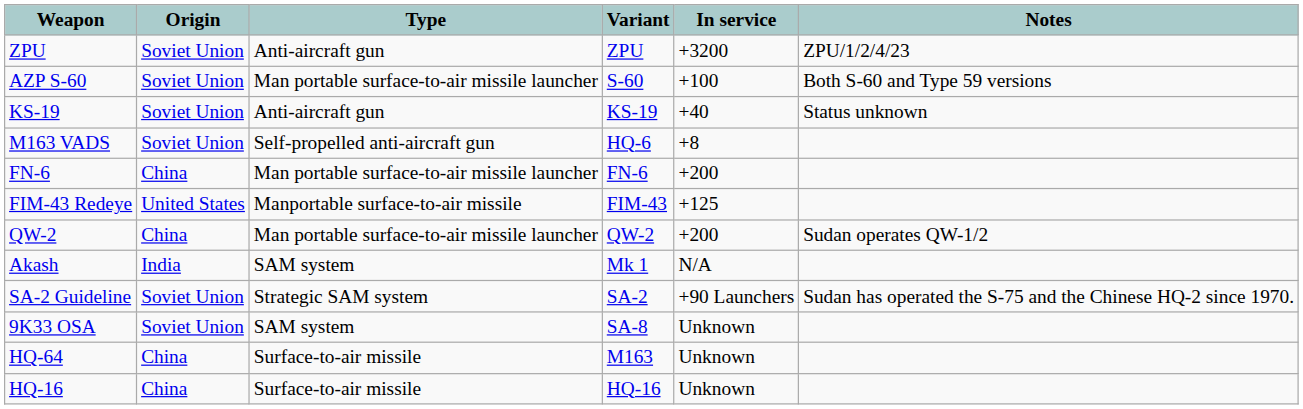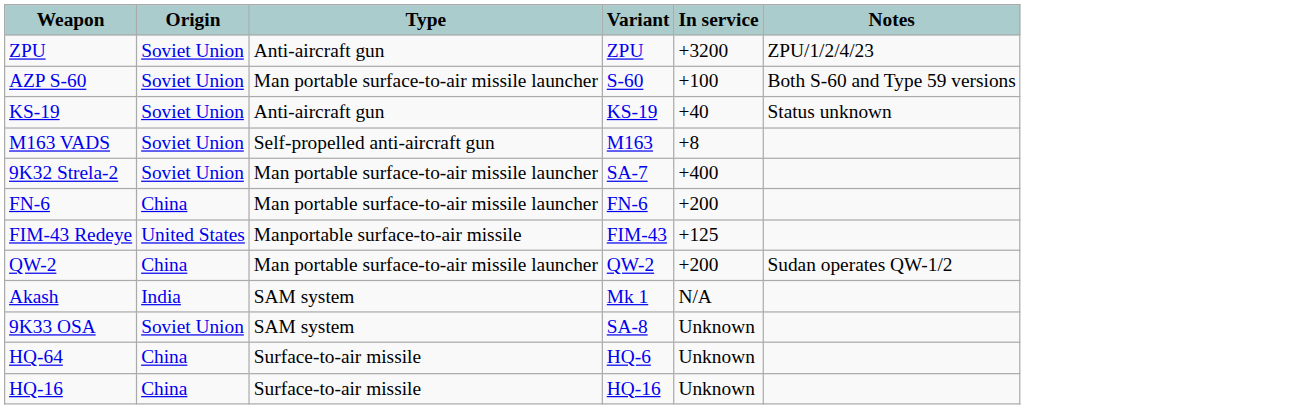(629, 142) HQ-6 -> (630, 142) M163
+ row: (64, 173)
- row: (70, 296)
(630, 357) M163 -> (629, 357) HQ-6
